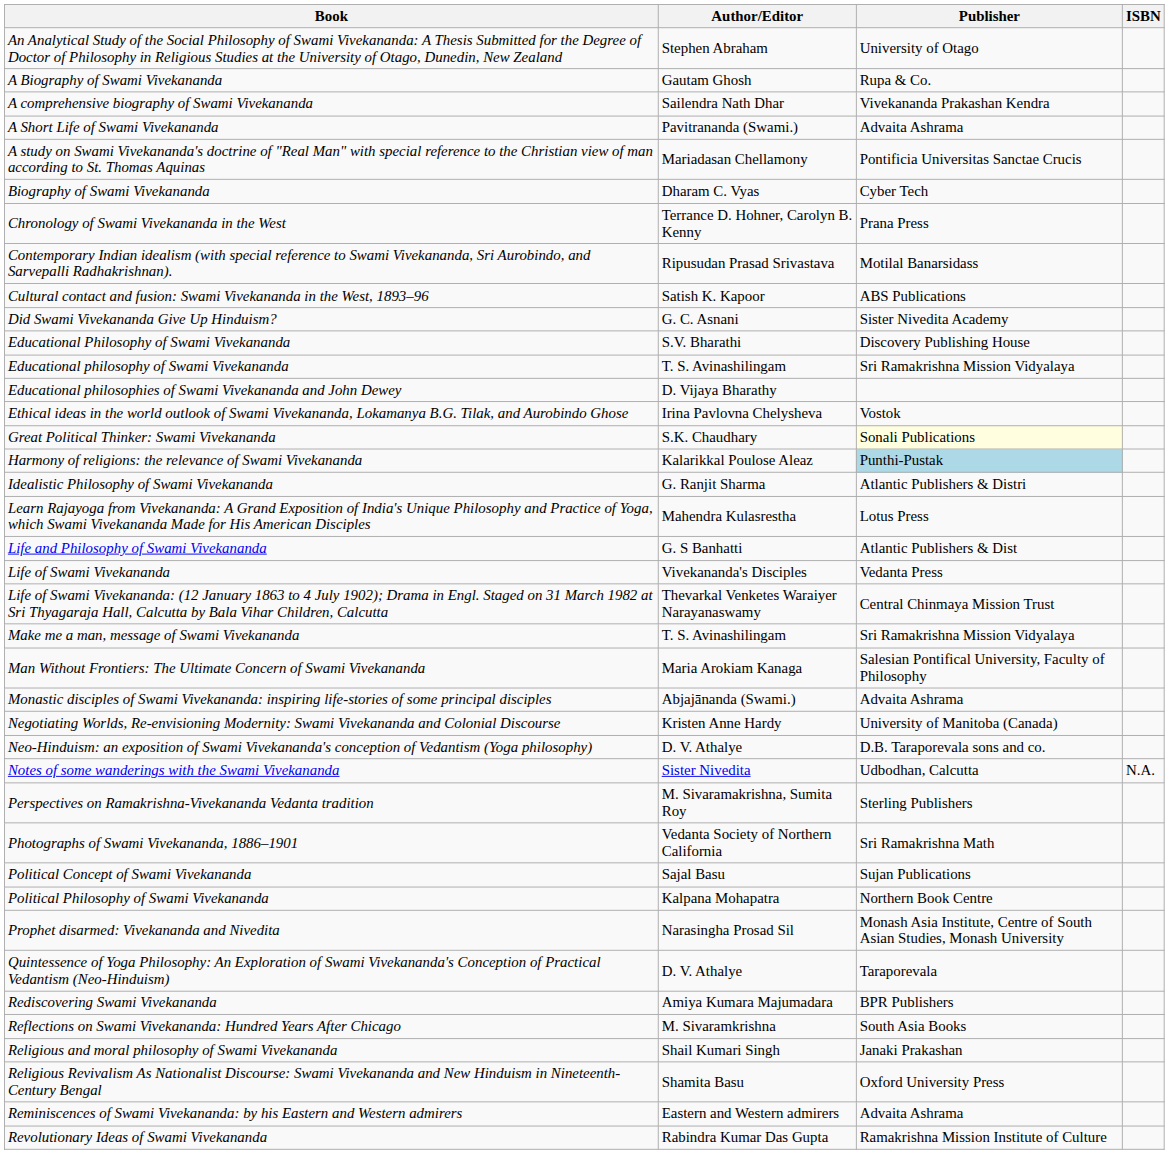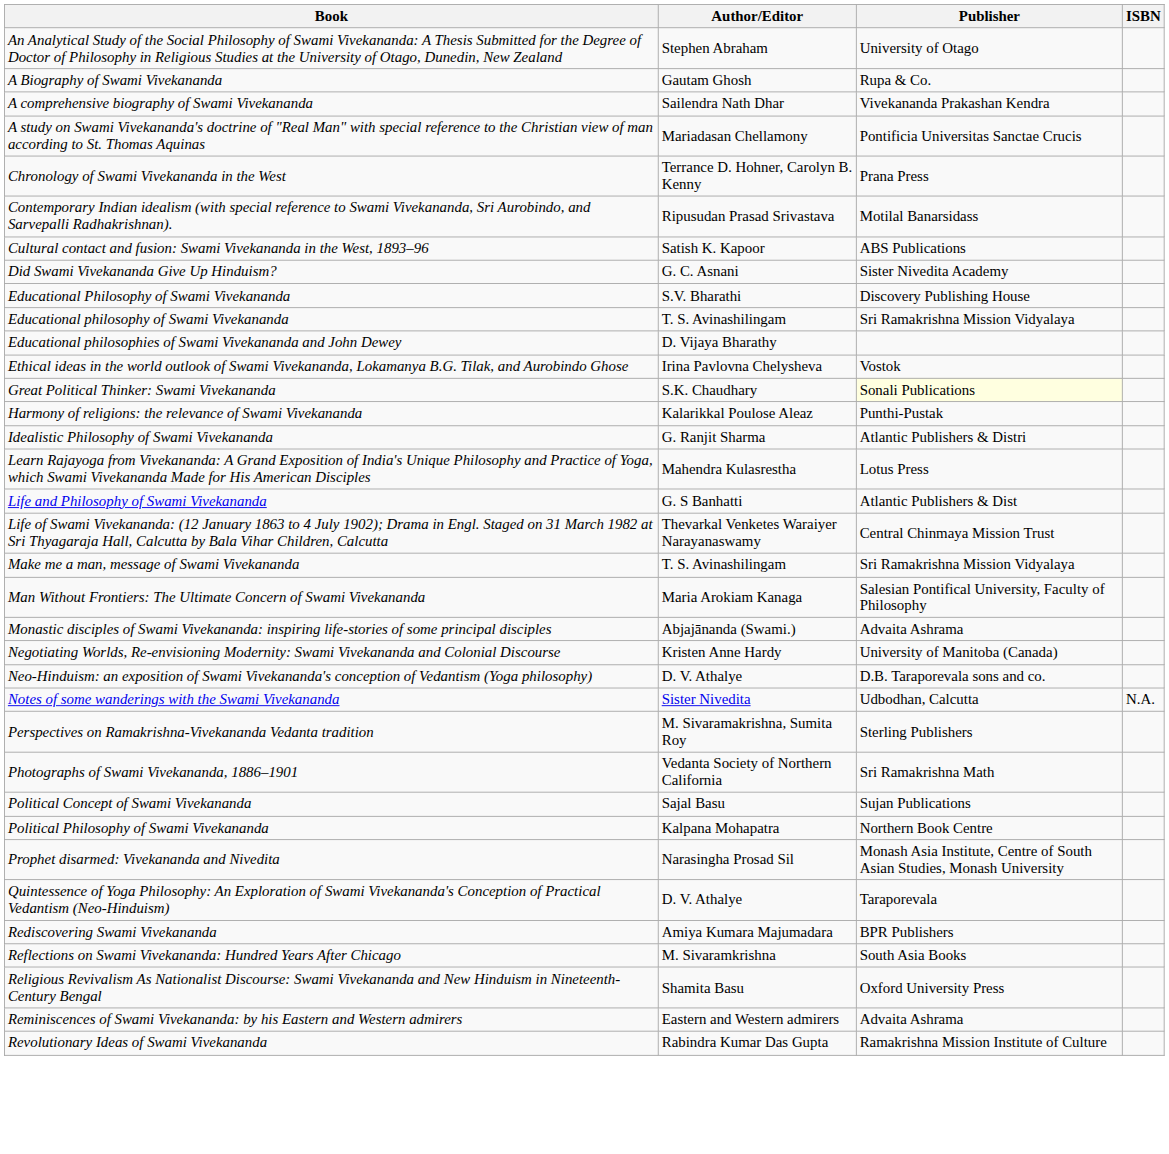- row: (113, 127)
- row: (109, 191)
(901, 460) lightblue background -> (901, 413) no background
- row: (89, 571)
- row: (173, 1049)
